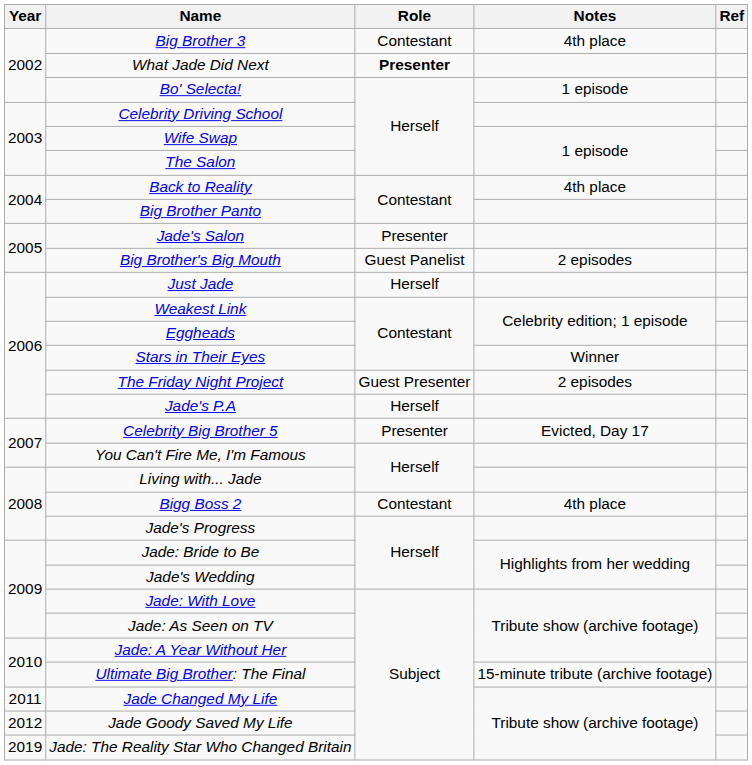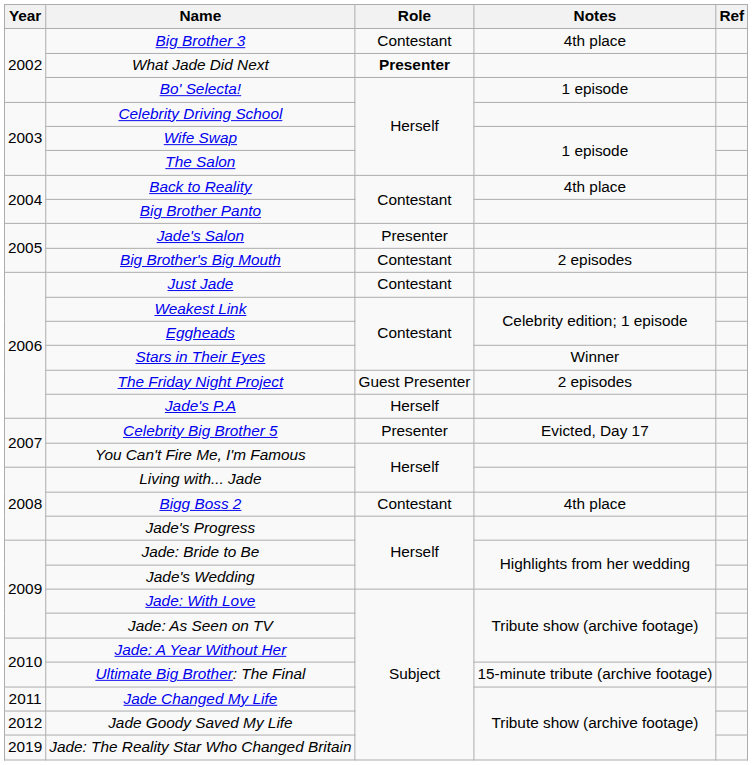(415, 260) Guest Panelist -> (414, 260) Contestant
(415, 284) Herself -> (414, 284) Contestant
